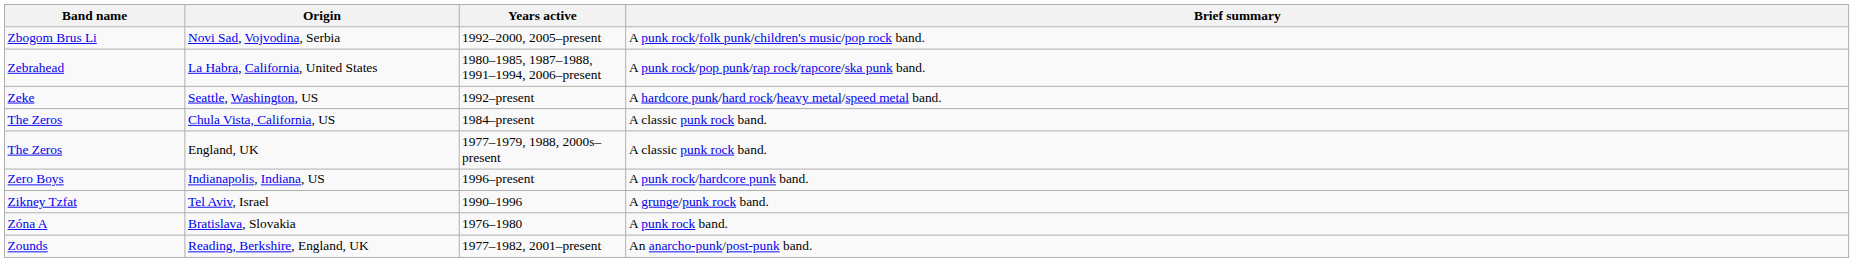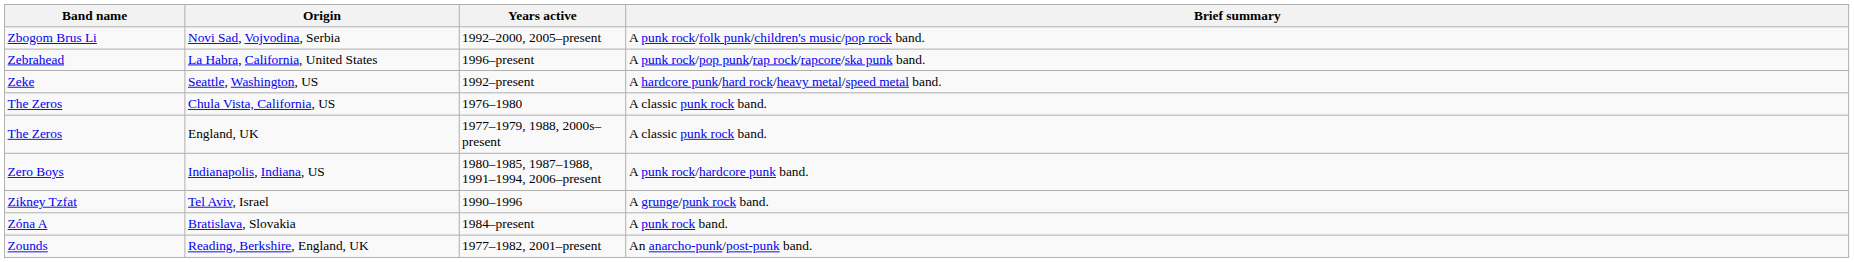(532, 68) 1980–1985, 1987–1988, 1991–1994, 2006–present -> (498, 60) 1996–present
(498, 120) 1984–present -> (492, 104) 1976–1980
(498, 180) 1996–present -> (532, 172) 1980–1985, 1987–1988, 1991–1994, 2006–present
(492, 224) 1976–1980 -> (498, 224) 1984–present
